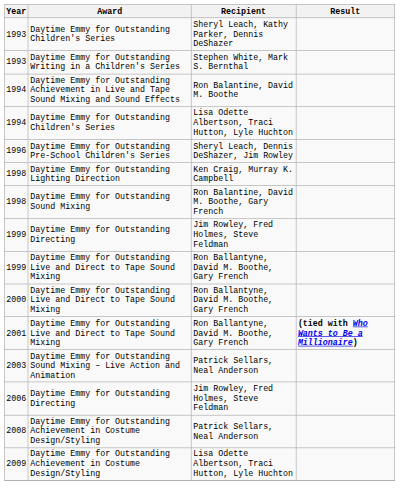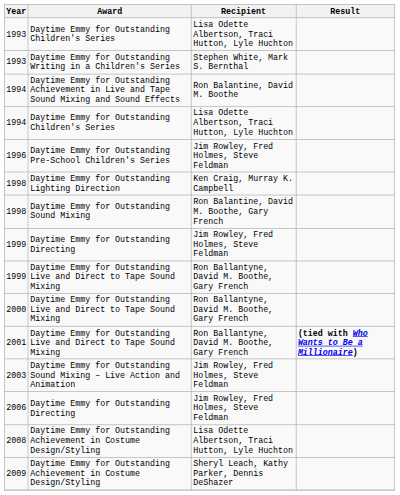(241, 34) Sheryl Leach, Kathy Parker, Dennis DeShazer -> (243, 34) Lisa Odette Albertson, Traci Hutton, Lyle Huchton
(243, 151) Sheryl Leach, Dennis DeShazer, Jim Rowley -> (233, 156) Jim Rowley, Fred Holmes, Steve Feldman
(233, 366) Patrick Sellars, Neal Anderson -> (233, 375) Jim Rowley, Fred Holmes, Steve Feldman
(233, 431) Patrick Sellars, Neal Anderson -> (243, 441) Lisa Odette Albertson, Traci Hutton, Lyle Huchton
(243, 464) Lisa Odette Albertson, Traci Hutton, Lyle Huchton -> (241, 474) Sheryl Leach, Kathy Parker, Dennis DeShazer
